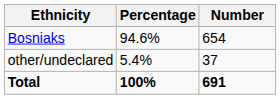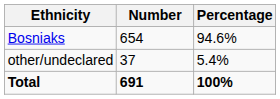columns swapped: (237, 15) <-> (158, 15)
